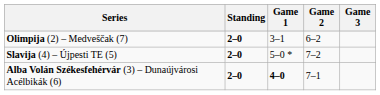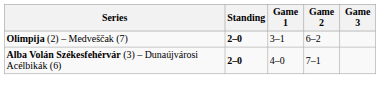- row: (62, 54)
(277, 76) bold -> (277, 60) normal
